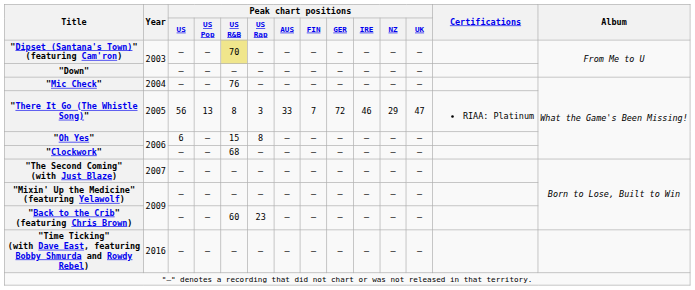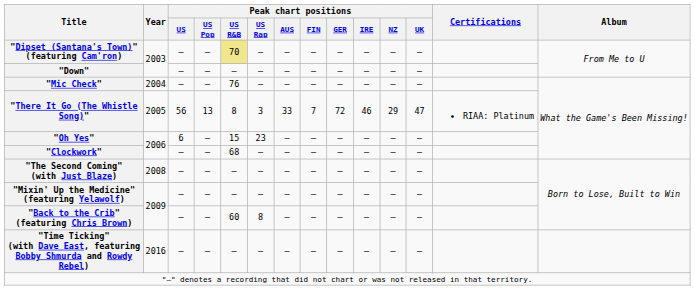(261, 138) 8 -> (261, 138) 23
(156, 171) 2007 -> (156, 171) 2008
(261, 218) 23 -> (261, 218) 8
